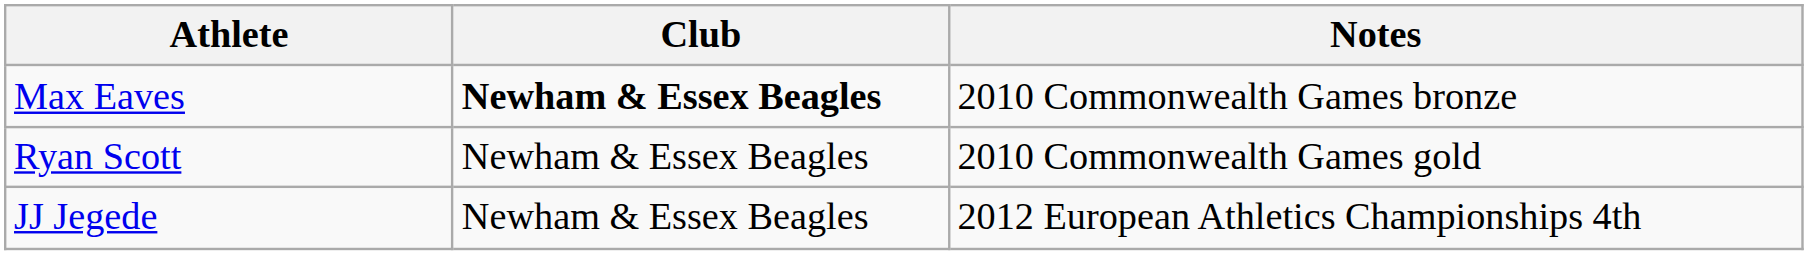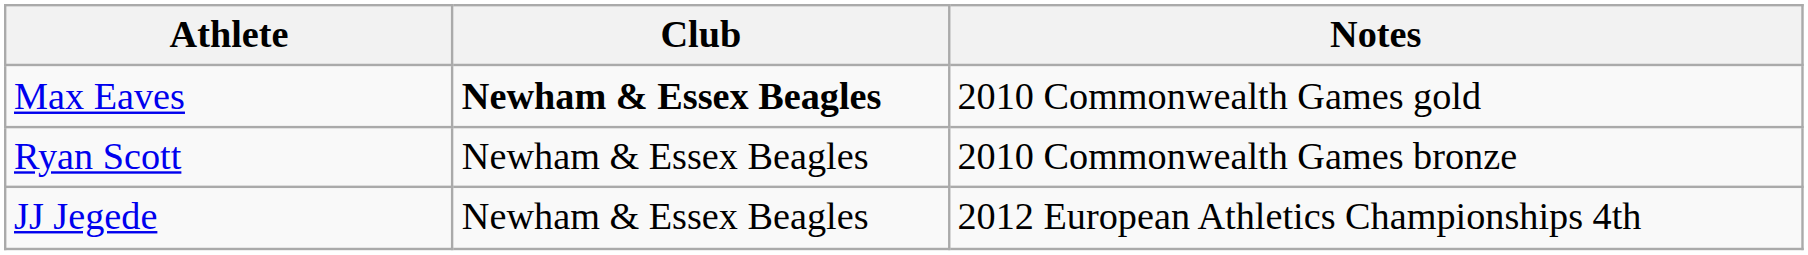(1237, 95) 2010 Commonwealth Games bronze -> (1219, 95) 2010 Commonwealth Games gold
(1219, 156) 2010 Commonwealth Games gold -> (1237, 156) 2010 Commonwealth Games bronze
